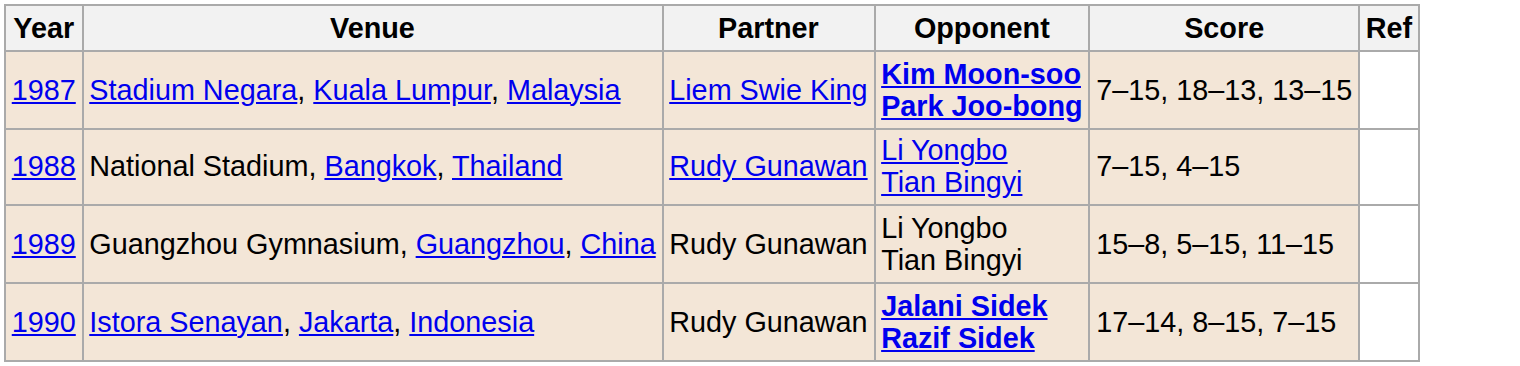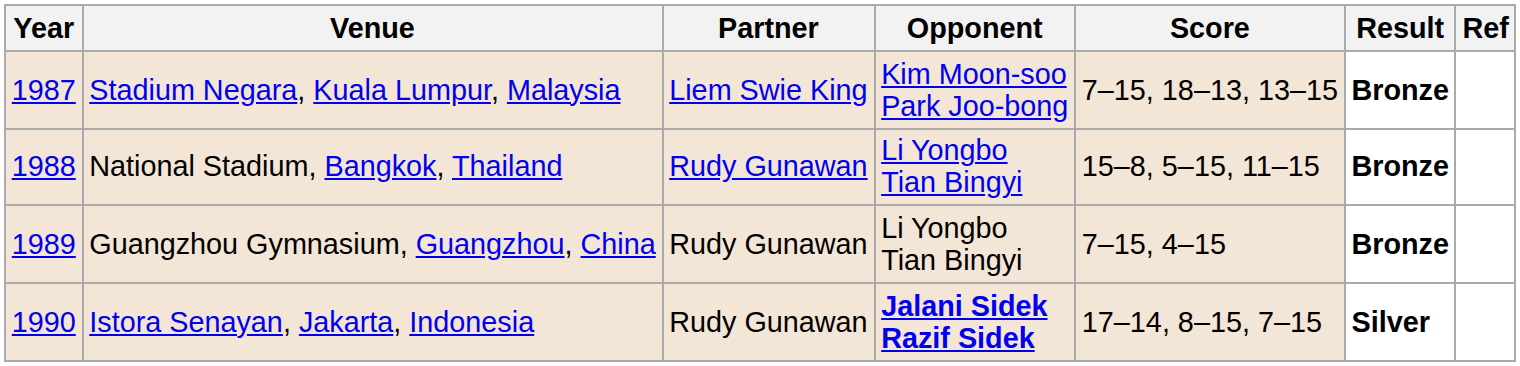+ column: (1400, 28)
(982, 90) bold -> (975, 90) normal
(1168, 167) 7–15, 4–15 -> (1201, 167) 15–8, 5–15, 11–15
(1215, 245) 15–8, 5–15, 11–15 -> (1154, 245) 7–15, 4–15
